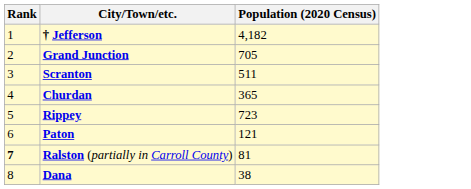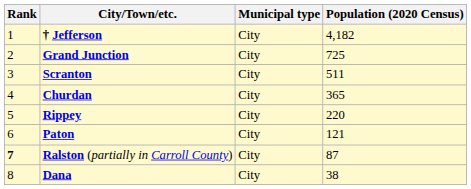+ column: (279, 14)
(248, 54) 705 -> (335, 54) 725
(248, 114) 723 -> (335, 114) 220
(245, 154) 81 -> (332, 154) 87
